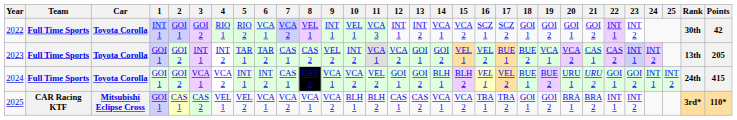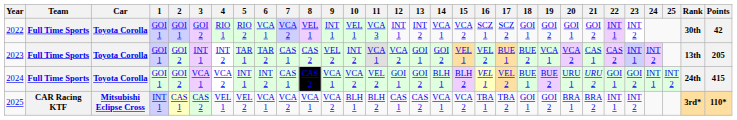(159, 30) INT 1 -> (159, 30) GOI 1
(159, 102) GOI 1 -> (159, 102) INT 1
